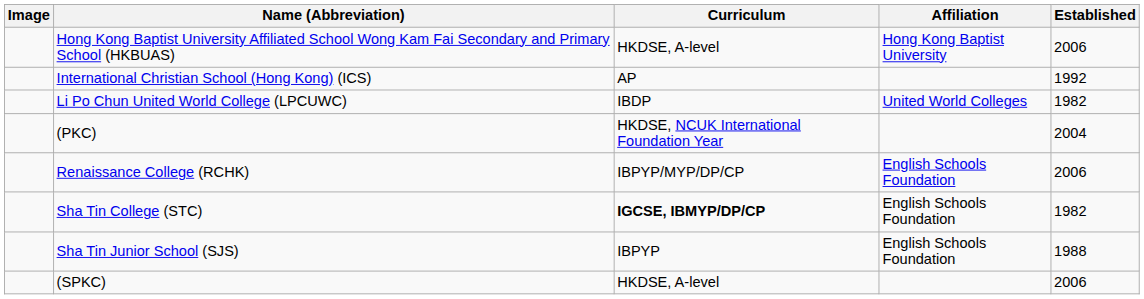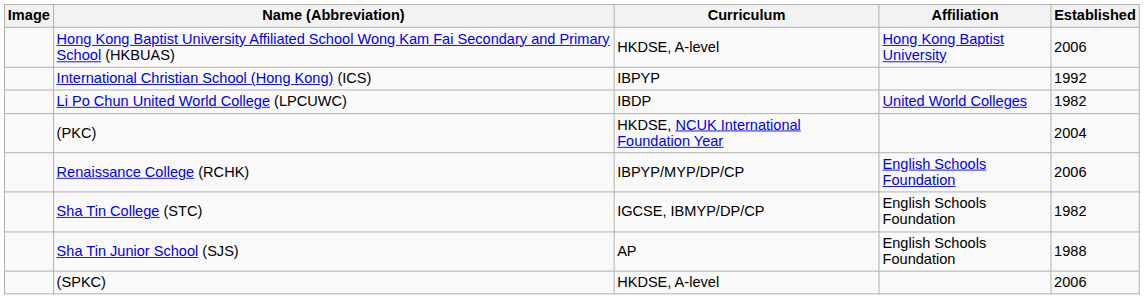(627, 78) AP -> (639, 78) IBPYP
(691, 211) bold -> (691, 211) normal
(639, 251) IBPYP -> (627, 251) AP
